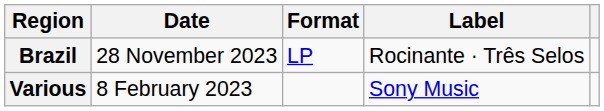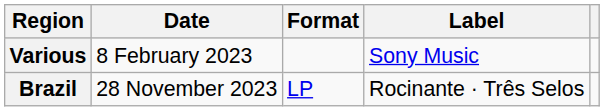rows swapped: (48, 88) <-> (48, 55)
